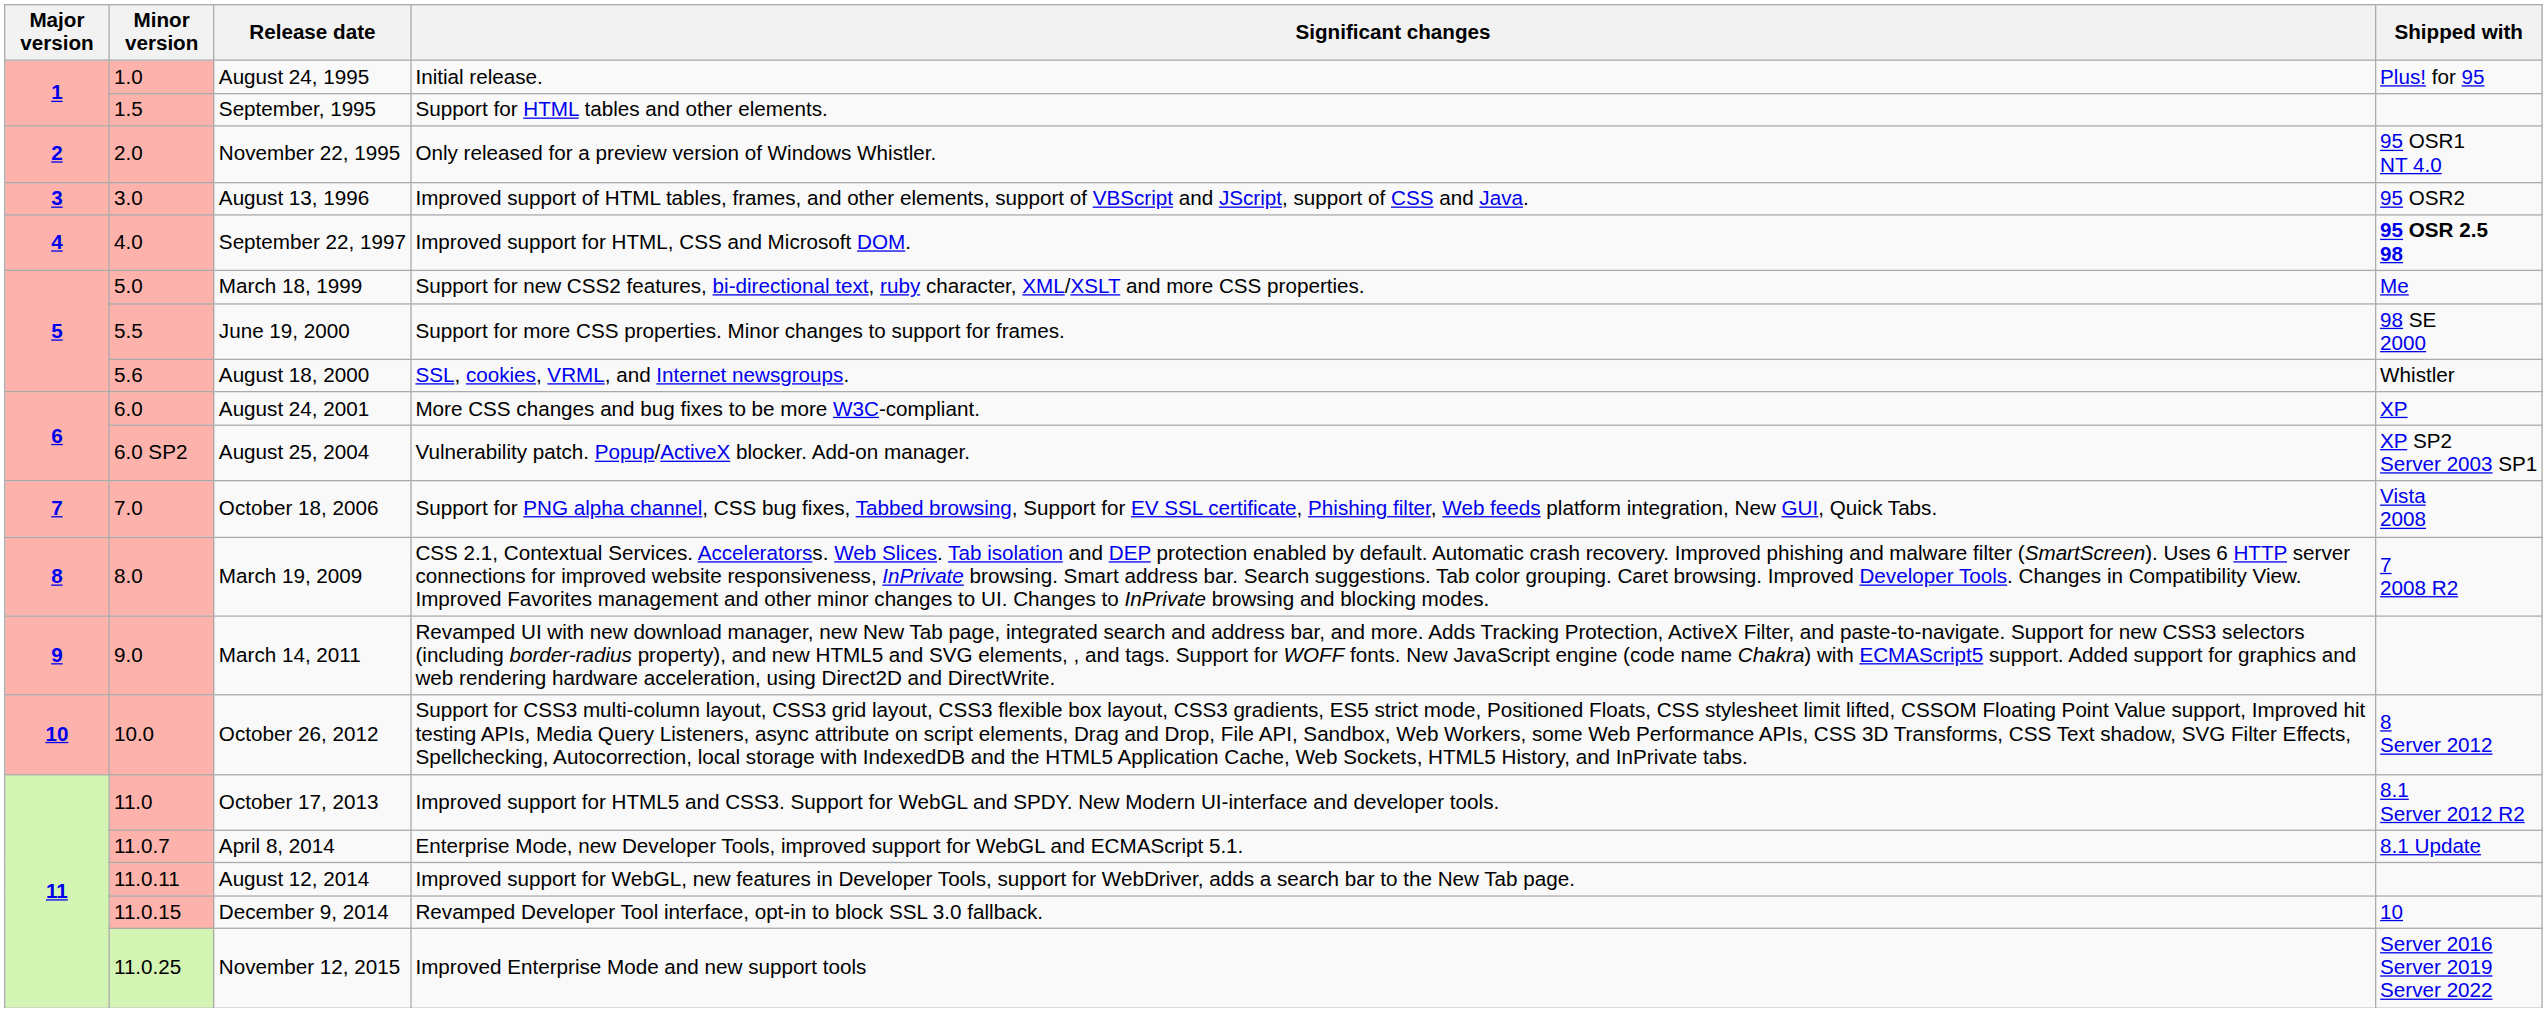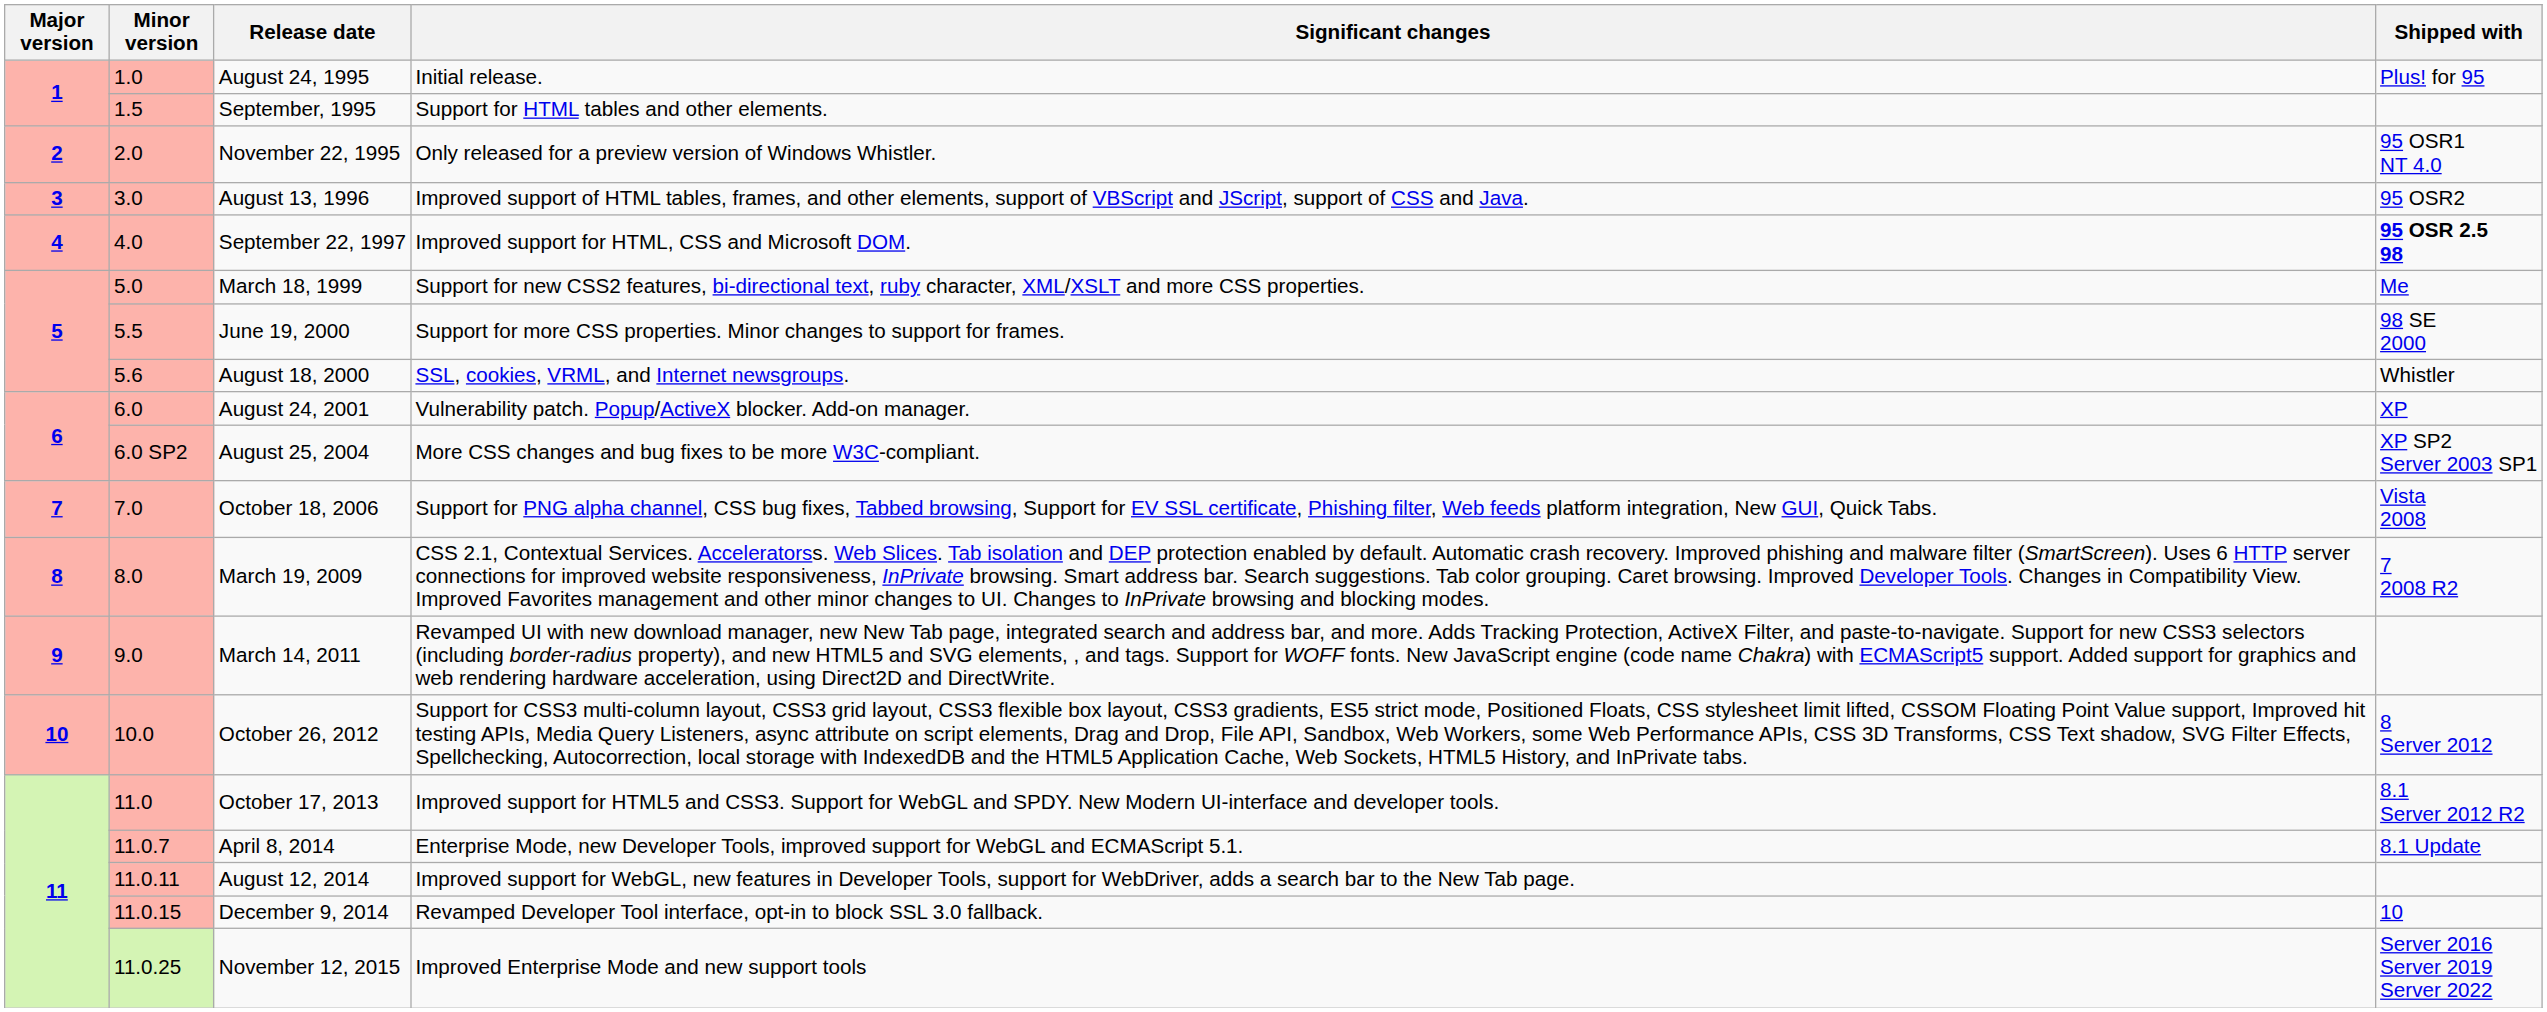(698, 408) More CSS changes and bug fixes to be more W3C-compliant. -> (693, 408) Vulnerability patch. Popup/ActiveX blocker. Add-on manager.
(693, 452) Vulnerability patch. Popup/ActiveX blocker. Add-on manager. -> (698, 452) More CSS changes and bug fixes to be more W3C-compliant.
